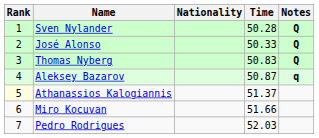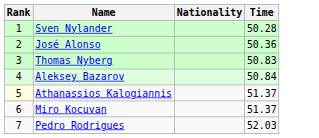- column: (296, 12)
(262, 45) 50.33 -> (262, 45) 50.36
(262, 77) 50.87 -> (262, 77) 50.84
(262, 109) 51.66 -> (262, 109) 51.37
